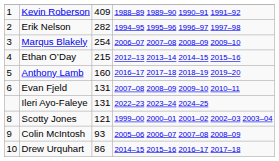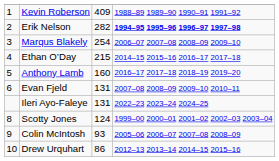(177, 27) normal -> (177, 27) bold
(177, 58) 2012–13 2013–14 2014–15 2015–16 -> (177, 58) 2014–15 2015–16 2016–17 2017–18
(102, 118) 121 -> (102, 118) 124
(177, 149) 2014–15 2015–16 2016–17 2017–18 -> (177, 149) 2012–13 2013–14 2014–15 2015–16
